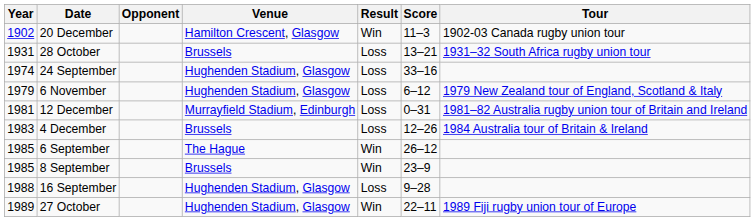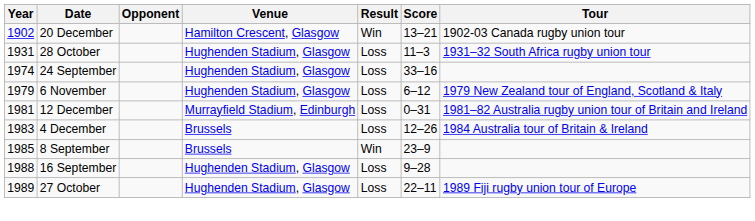(417, 33) 11–3 -> (420, 33) 13–21
(208, 52) Brussels -> (267, 52) Hughenden Stadium, Glasgow
(420, 52) 13–21 -> (417, 52) 11–3
- row: (75, 149)
(371, 206) Win -> (374, 187) Loss
